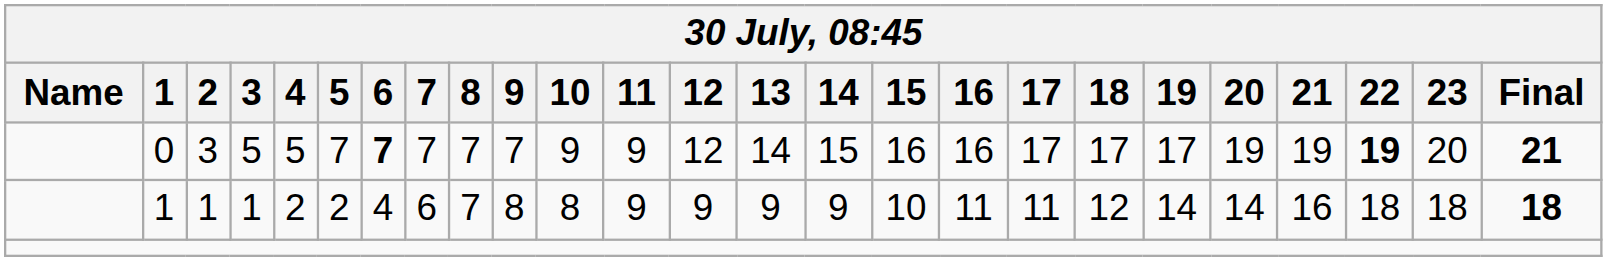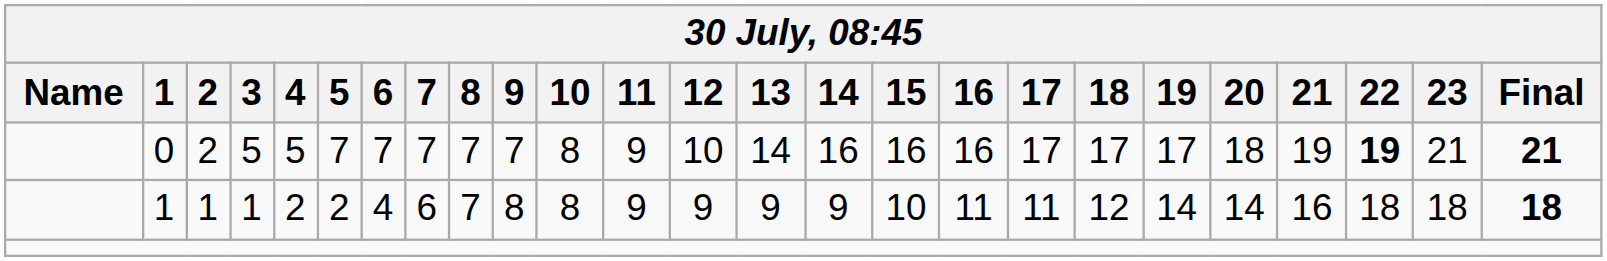(208, 150) 3 -> (208, 150) 2
(383, 150) bold -> (383, 150) normal
(570, 150) 9 -> (570, 150) 8
(703, 150) 12 -> (703, 150) 10
(838, 150) 15 -> (838, 150) 16
(1244, 150) 19 -> (1244, 150) 18
(1447, 150) 20 -> (1447, 150) 21
